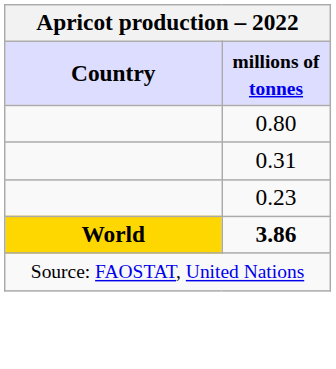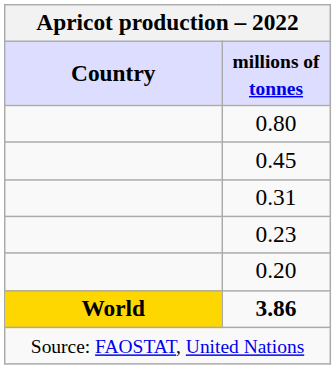+ row: (276, 160)
+ row: (276, 271)
